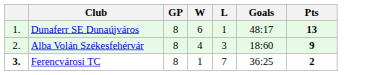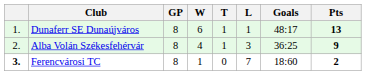+ column: (224, 12)
(261, 45) 18:60 -> (286, 45) 36:25
(261, 62) 36:25 -> (286, 62) 18:60
